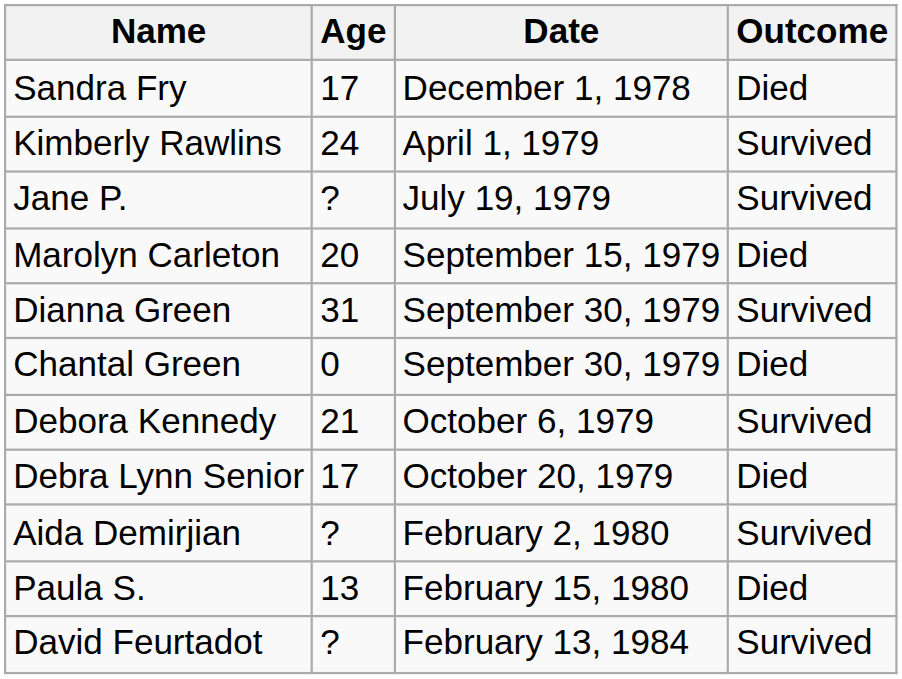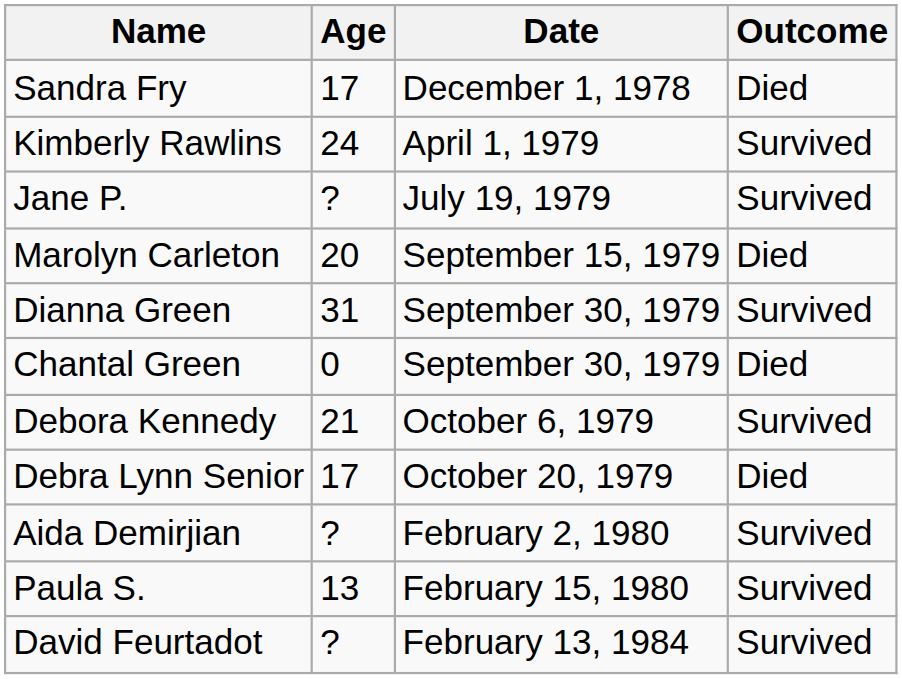(772, 587) Died -> (804, 587) Survived
